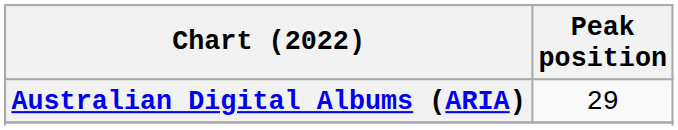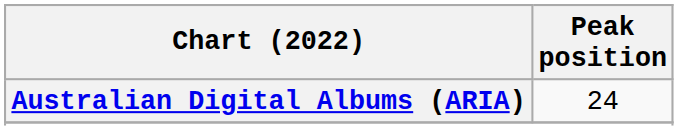(603, 101) 29 -> (603, 101) 24
